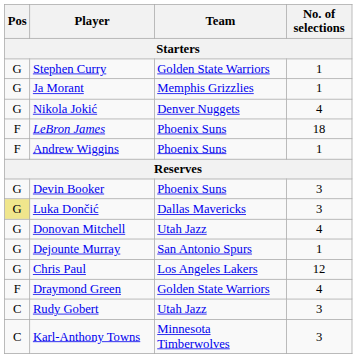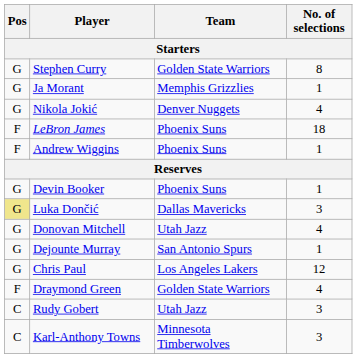(319, 68) 1 -> (319, 68) 8
(319, 189) 3 -> (319, 189) 1
